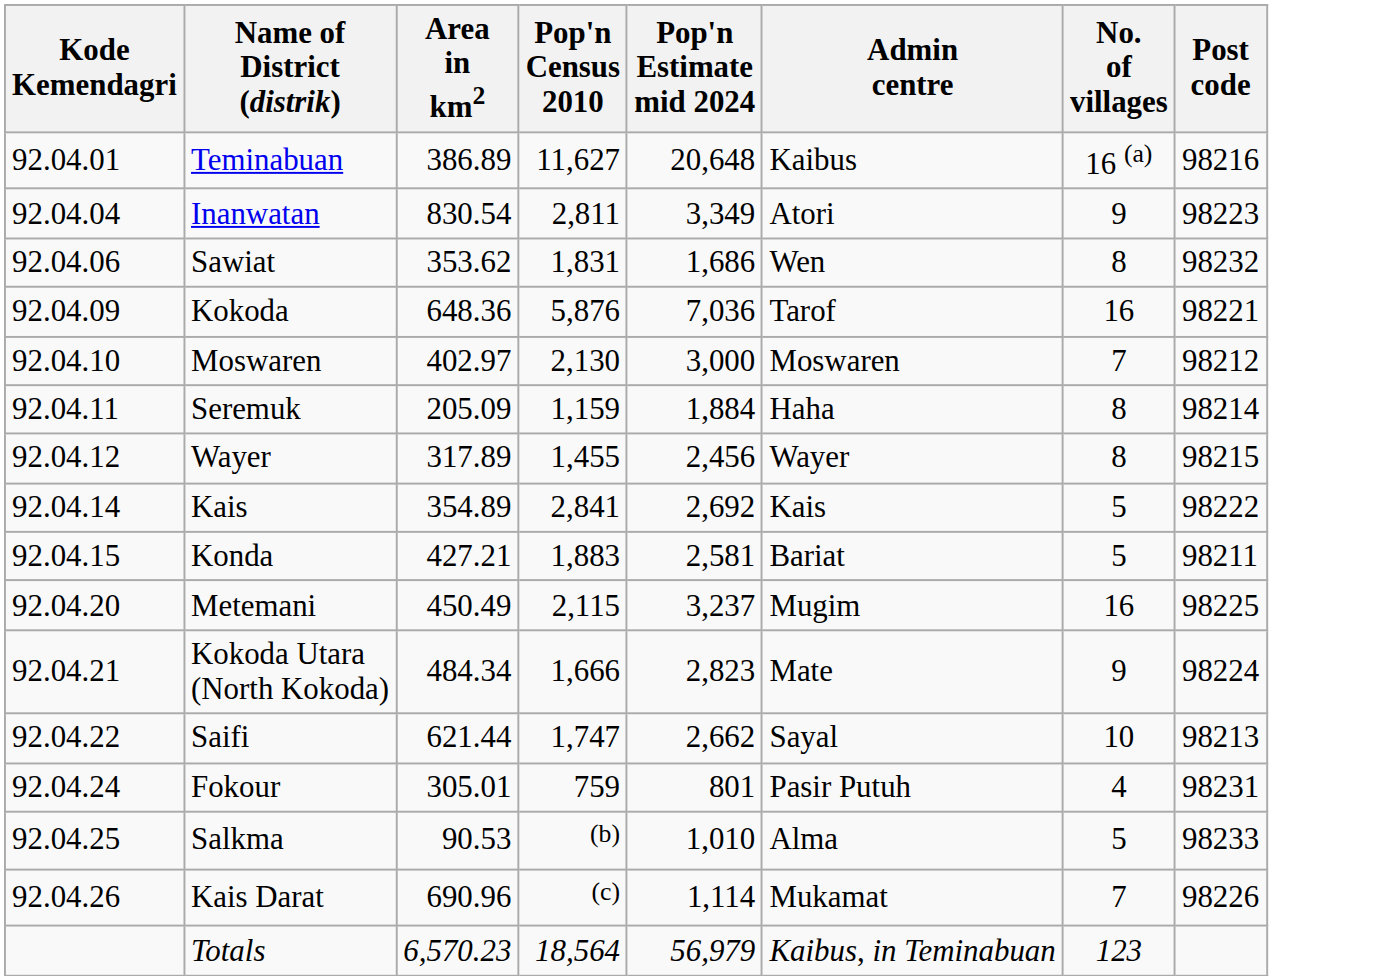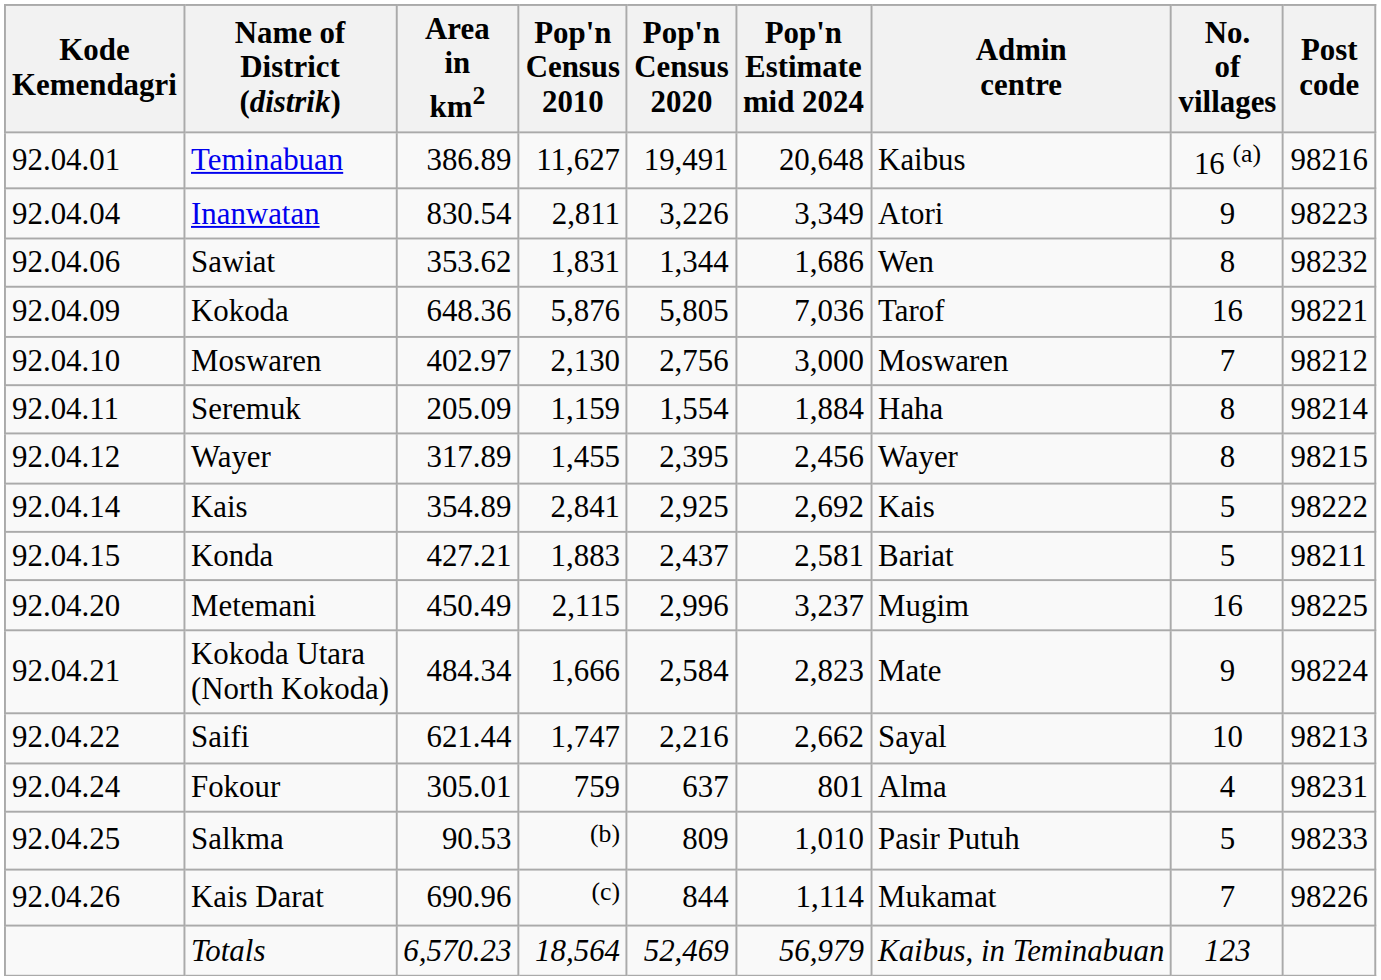+ column: (681, 67)
(840, 786) Pasir Putuh -> (912, 786) Alma
(804, 839) Alma -> (949, 839) Pasir Putuh
